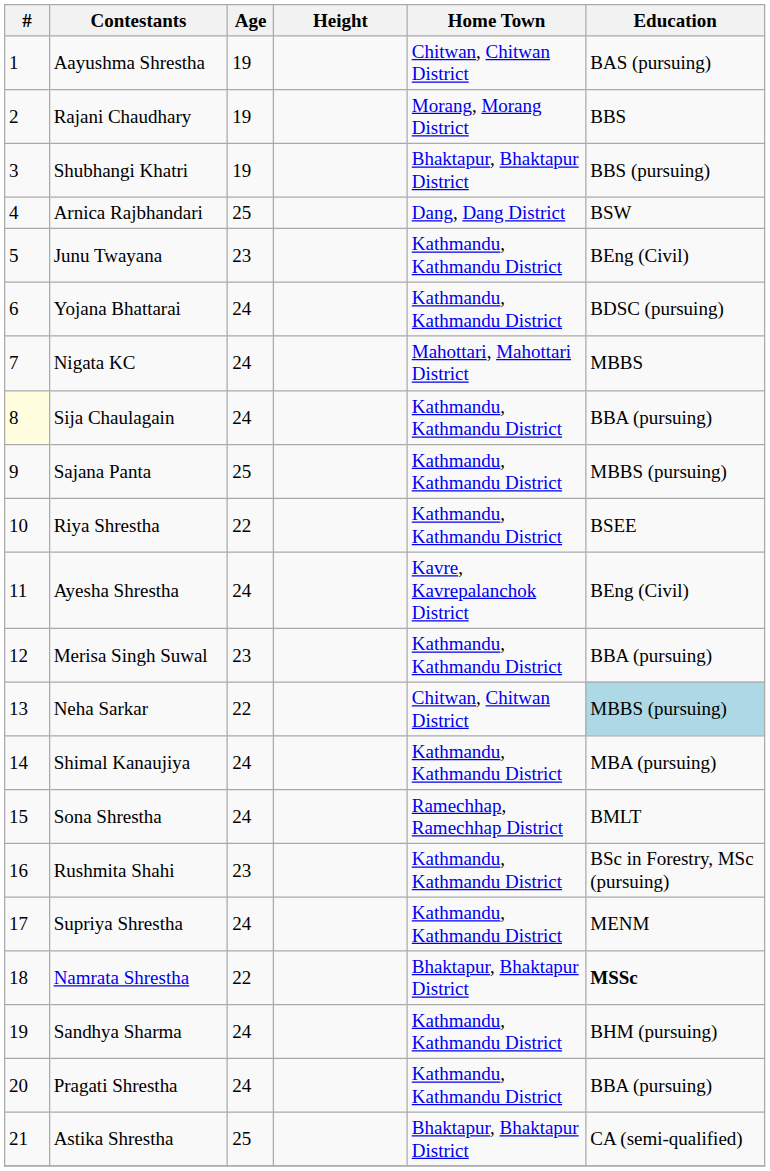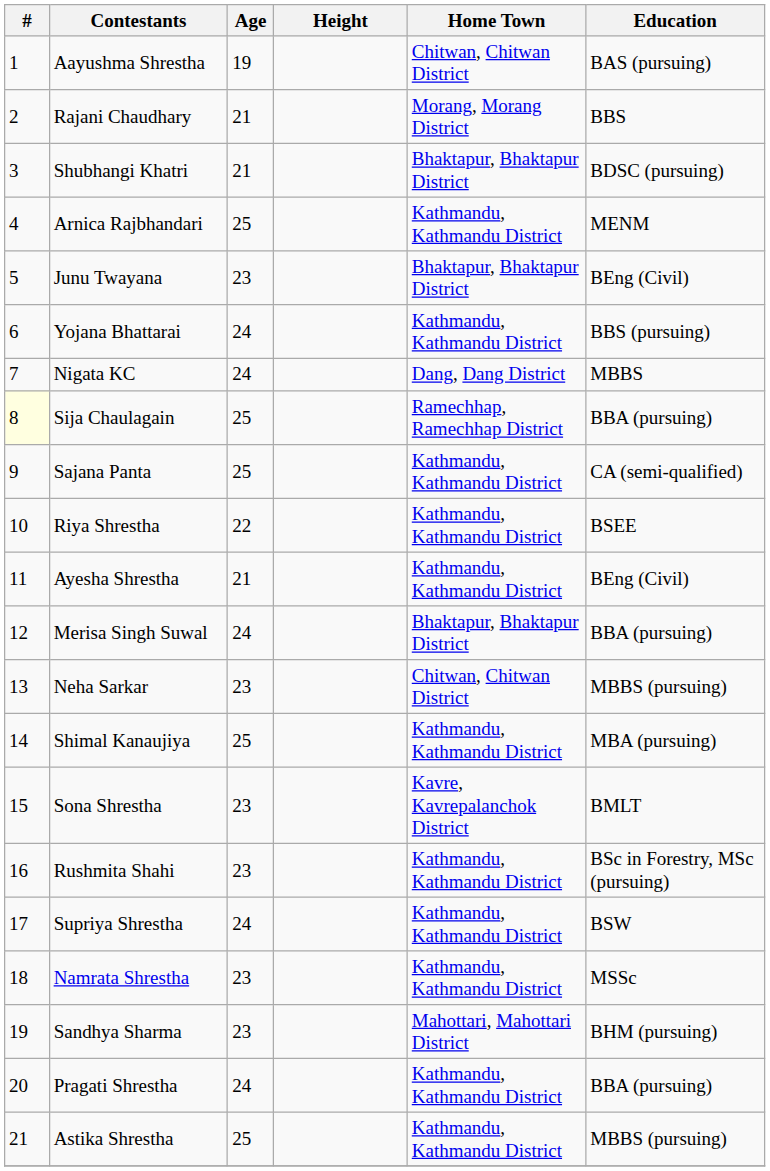(242, 116) 19 -> (242, 116) 21
(242, 170) 19 -> (242, 170) 21
(650, 170) BBS (pursuing) -> (657, 170) BDSC (pursuing)
(488, 213) Dang, Dang District -> (487, 224) Kathmandu, Kathmandu District
(611, 213) BSW -> (620, 224) MENM
(487, 255) Kathmandu, Kathmandu District -> (495, 278) Bhaktapur, Bhaktapur District
(657, 309) BDSC (pursuing) -> (650, 332) BBS (pursuing)
(491, 363) Mahottari, Mahottari District -> (488, 374) Dang, Dang District
(242, 417) 24 -> (242, 417) 25
(487, 417) Kathmandu, Kathmandu District -> (487, 417) Ramechhap, Ramechhap District
(659, 471) MBBS (pursuing) -> (666, 471) CA (semi-qualified)
(242, 589) 24 -> (242, 578) 21
(474, 589) Kavre, Kavrepalanchok District -> (487, 578) Kathmandu, Kathmandu District
(242, 655) 23 -> (242, 632) 24
(487, 655) Kathmandu, Kathmandu District -> (495, 632) Bhaktapur, Bhaktapur District
(242, 708) 22 -> (242, 686) 23
(659, 708) lightblue background -> (659, 686) no background
(242, 762) 24 -> (242, 740) 25
(242, 816) 24 -> (242, 805) 23
(487, 816) Ramechhap, Ramechhap District -> (474, 805) Kavre, Kavrepalanchok District
(620, 924) MENM -> (611, 924) BSW
(242, 978) 22 -> (242, 978) 23
(495, 978) Bhaktapur, Bhaktapur District -> (487, 978) Kathmandu, Kathmandu District
(614, 978) bold -> (613, 978) normal
(242, 1031) 24 -> (242, 1031) 23
(487, 1031) Kathmandu, Kathmandu District -> (491, 1031) Mahottari, Mahottari District
(495, 1139) Bhaktapur, Bhaktapur District -> (487, 1139) Kathmandu, Kathmandu District
(666, 1139) CA (semi-qualified) -> (659, 1139) MBBS (pursuing)
